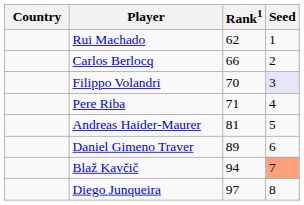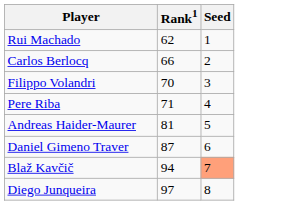- column: (37, 16)
(272, 82) lavender background -> (207, 82) no background
(232, 146) 89 -> (167, 146) 87
